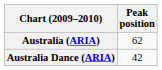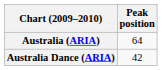(137, 40) 62 -> (137, 40) 64
